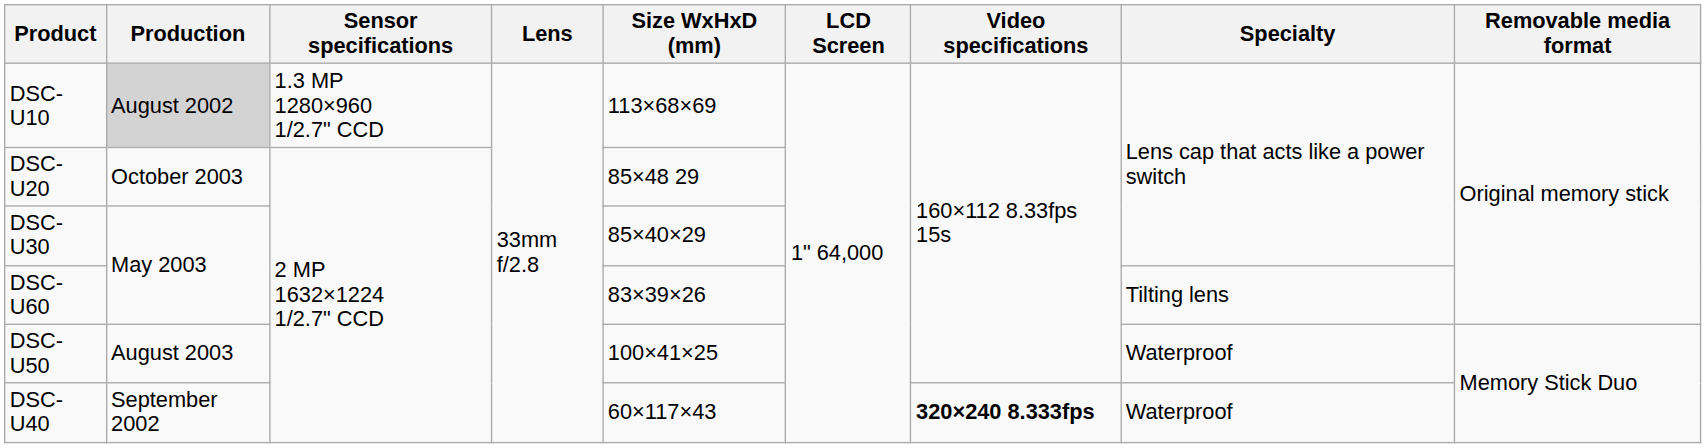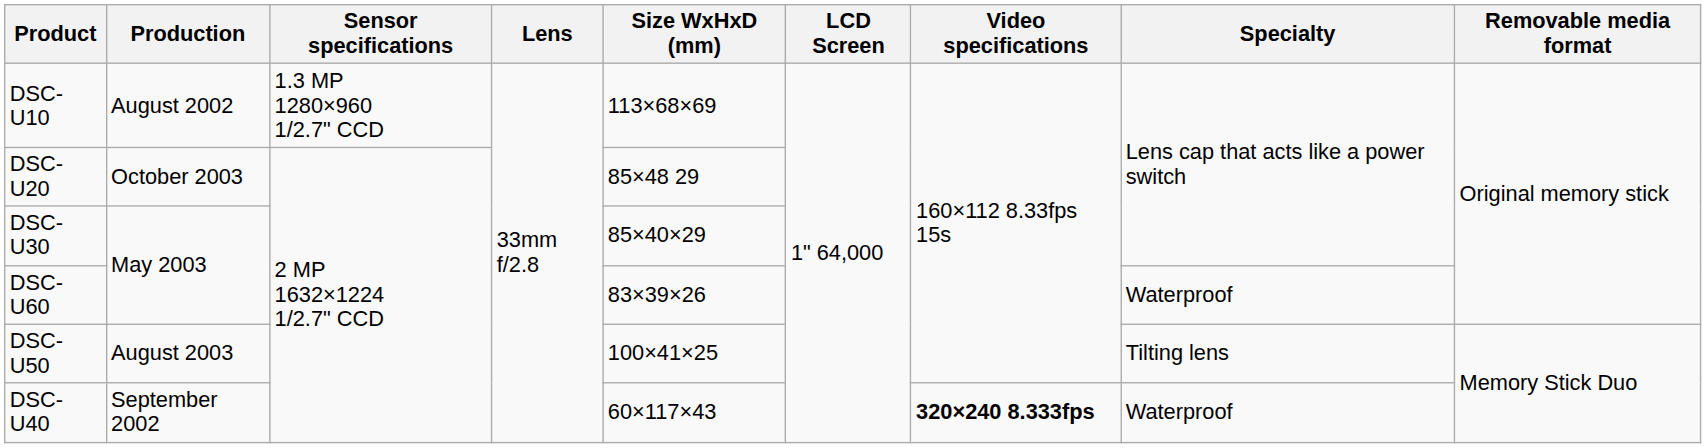(172, 105) lightgrey background -> (172, 105) no background
(1177, 294) Tilting lens -> (1179, 294) Waterproof
(1179, 353) Waterproof -> (1177, 353) Tilting lens
